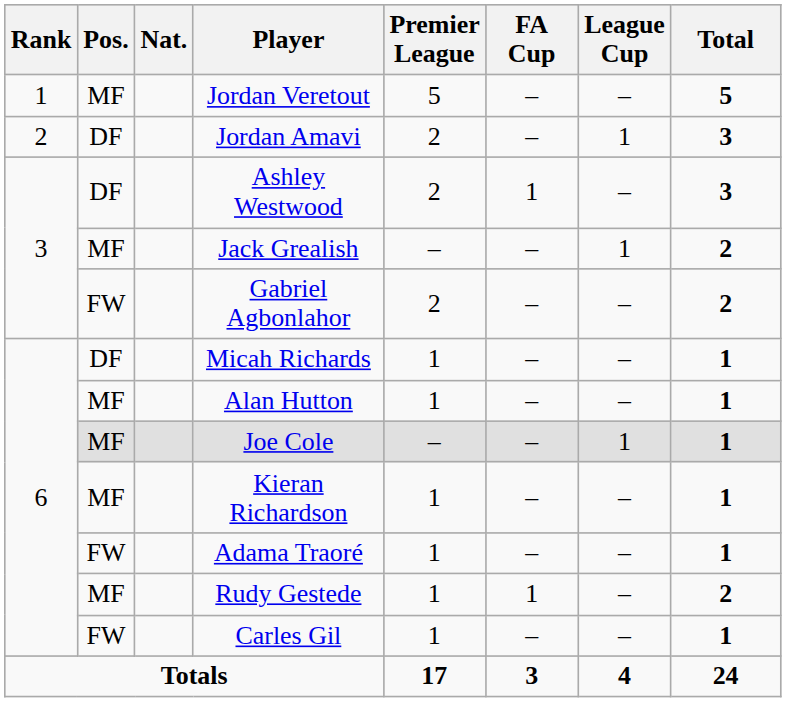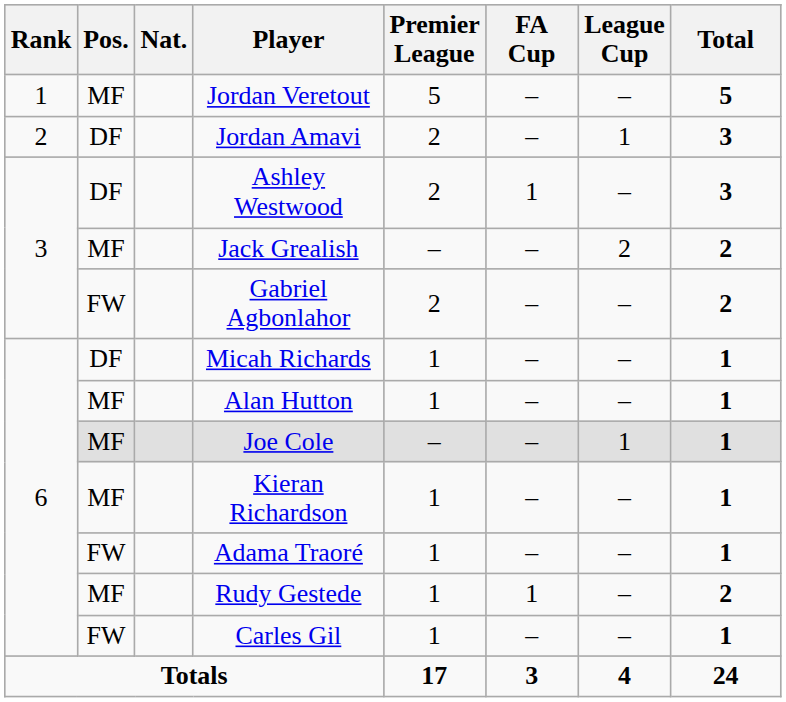(625, 247) 1 -> (625, 247) 2
